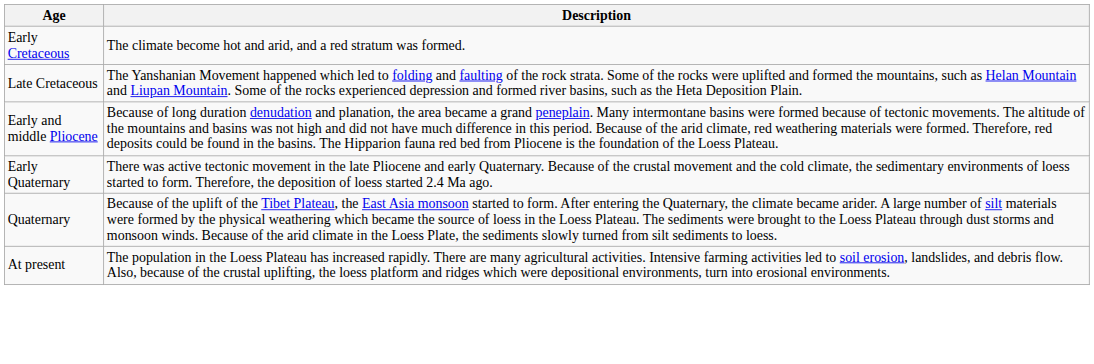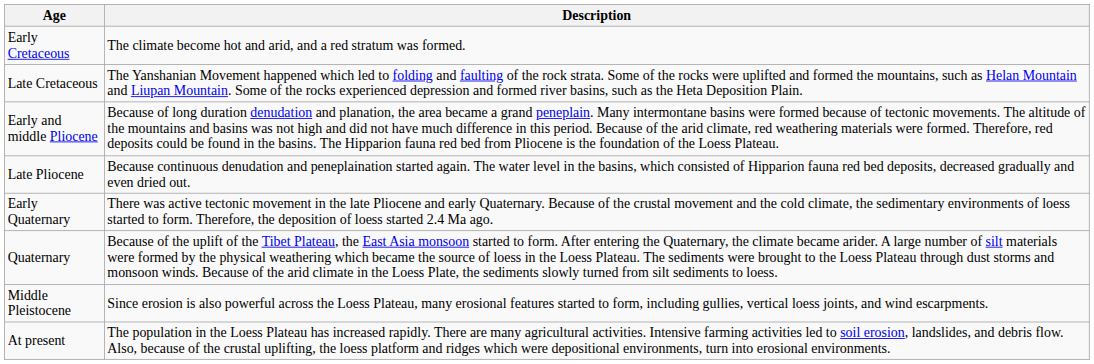+ row: (46, 174)
+ row: (39, 303)
